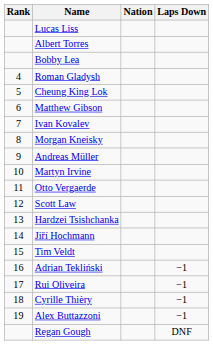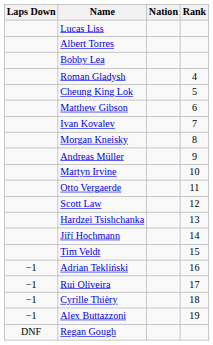columns swapped: (18, 12) <-> (182, 12)
